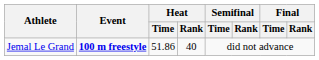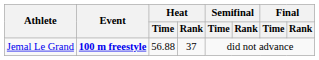(163, 47) 51.86 -> (163, 47) 56.88
(191, 47) 40 -> (191, 47) 37
